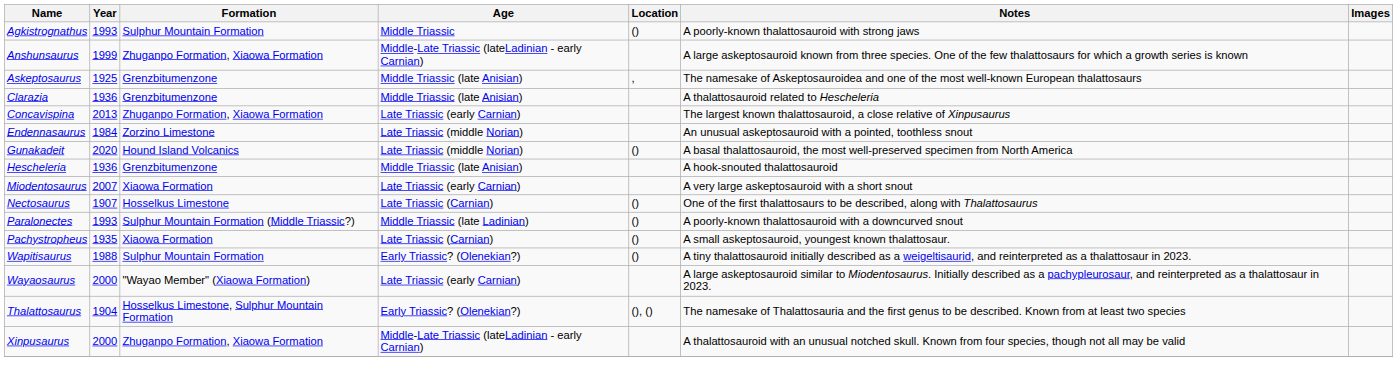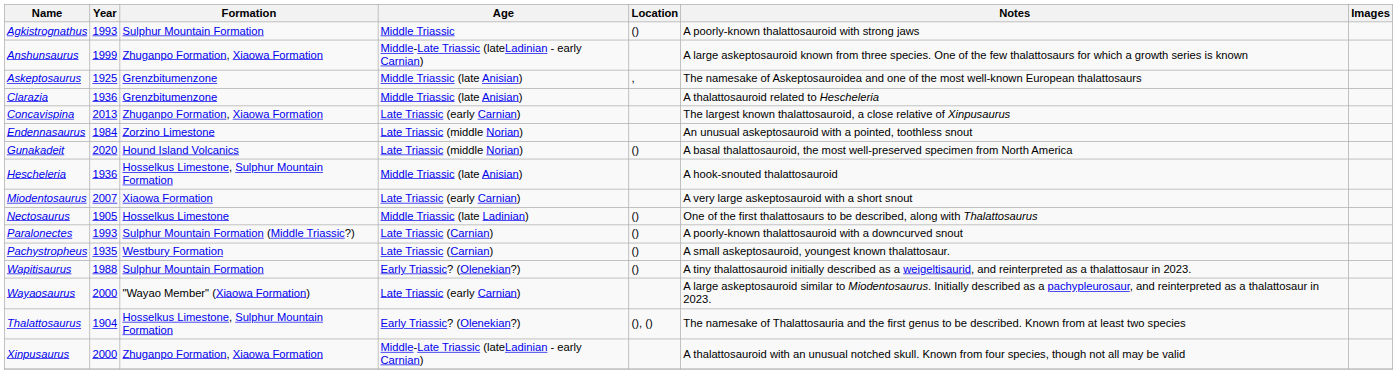(170, 168) Grenzbitumenzone -> (223, 174) Hosselkus Limestone, Sulphur Mountain Formation
(105, 203) 1907 -> (105, 216) 1905
(437, 203) Late Triassic (Carnian) -> (455, 216) Middle Triassic (late Ladinian)
(455, 221) Middle Triassic (late Ladinian) -> (437, 233) Late Triassic (Carnian)
(168, 239) Xiaowa Formation -> (173, 251) Westbury Formation
